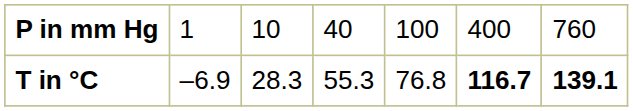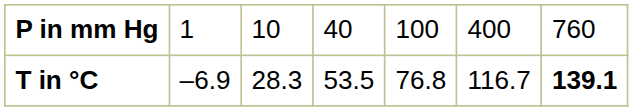(349, 80) 55.3 -> (349, 80) 53.5
(499, 80) bold -> (499, 80) normal
